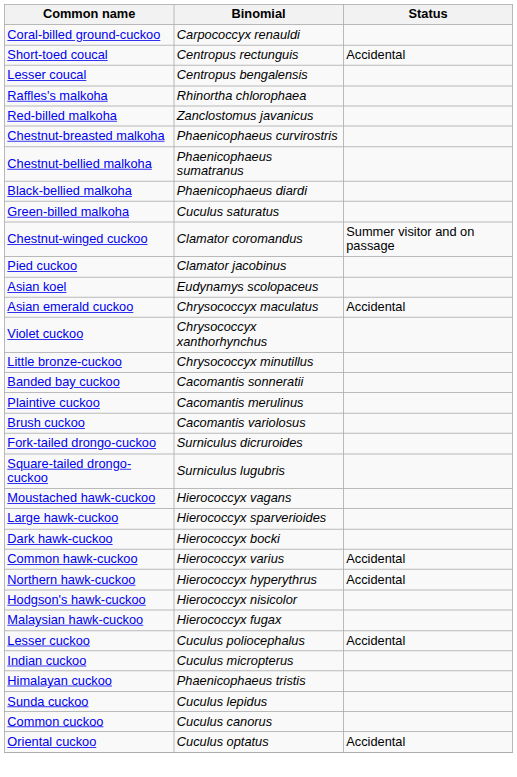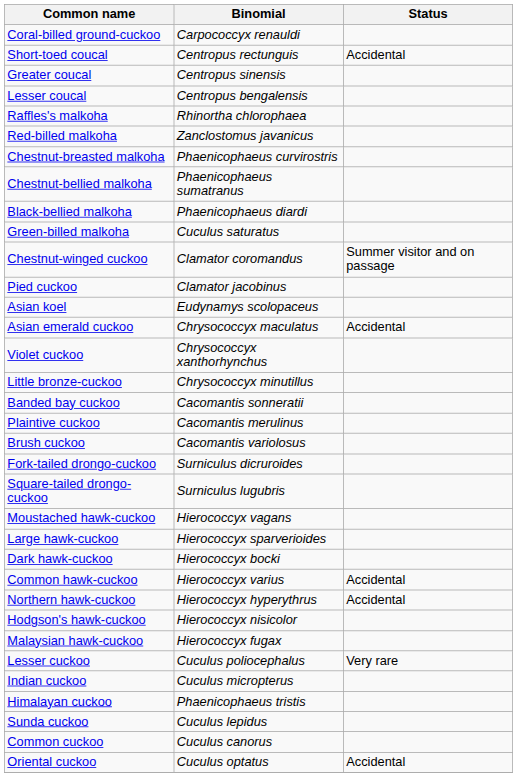+ row: (49, 75)
(376, 640) Accidental -> (372, 660) Very rare
